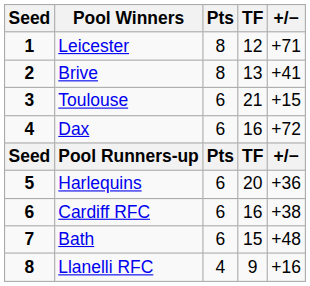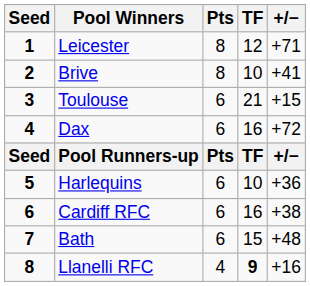(253, 73) 13 -> (253, 73) 10
(253, 184) 20 -> (253, 184) 10
(253, 267) normal -> (253, 267) bold
